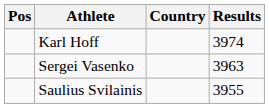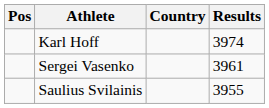(228, 66) 3963 -> (228, 66) 3961
